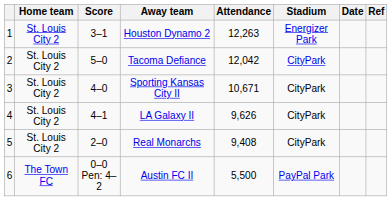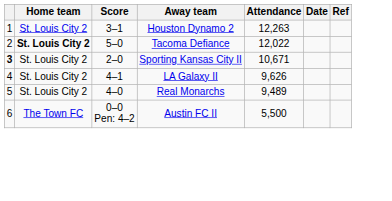- column: (306, 12)
(46, 61) normal -> (53, 44) bold
(244, 61) 12,042 -> (274, 44) 12,022
(9, 88) normal -> (9, 60) bold
(99, 88) 4–0 -> (115, 60) 2–0
(99, 143) 2–0 -> (115, 92) 4–0
(244, 143) 9,408 -> (274, 92) 9,489
